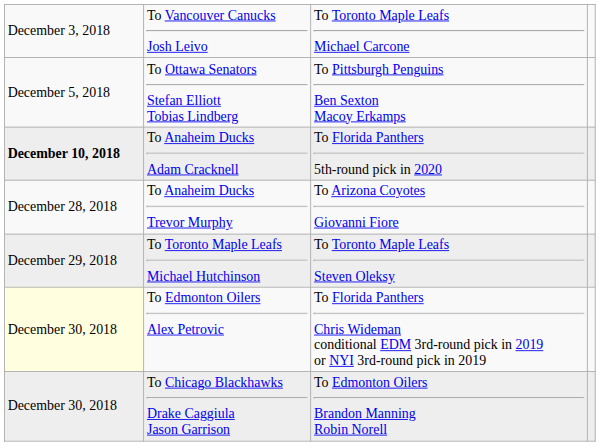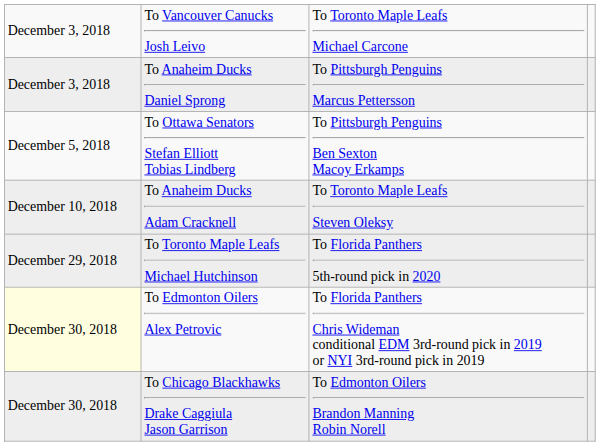+ row: (225, 84)
(64, 153) bold -> (62, 207) normal
(449, 153) To Florida Panthers 5th-round pick in 2020 -> (448, 207) To Toronto Maple Leafs Steven Oleksy
- row: (227, 207)
(449, 260) To Toronto Maple Leafs Steven Oleksy -> (448, 260) To Florida Panthers 5th-round pick in 2020
